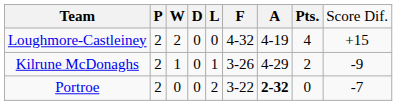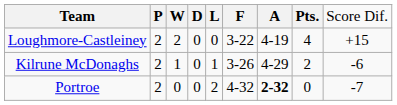(240, 40) 4-32 -> (240, 40) 3-22
(357, 64) -9 -> (357, 64) -6
(240, 87) 3-22 -> (240, 87) 4-32
